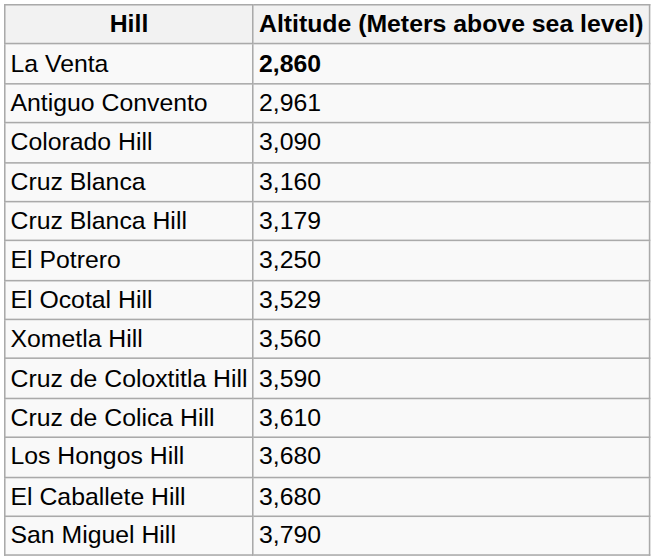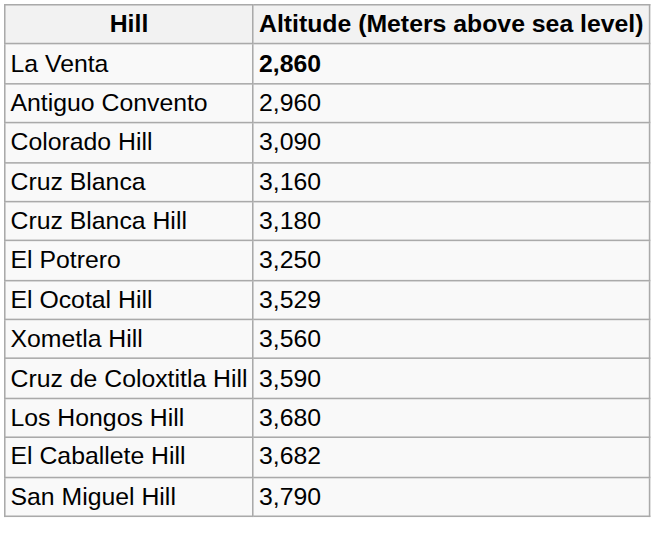(290, 102) 2,961 -> (290, 102) 2,960
(290, 220) 3,179 -> (290, 220) 3,180
- row: (112, 417)
(290, 496) 3,680 -> (290, 456) 3,682
